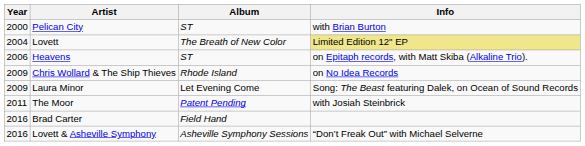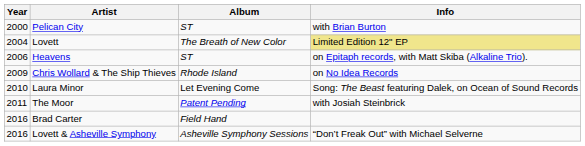(17, 88) 2009 -> (17, 88) 2010
